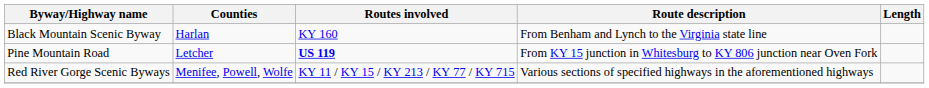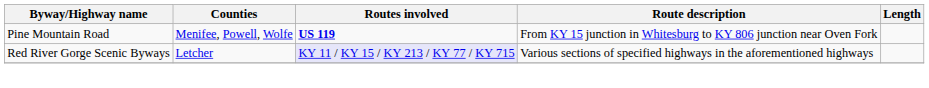- row: (84, 33)
(194, 53) Letcher -> (234, 33) Menifee, Powell, Wolfe
(234, 72) Menifee, Powell, Wolfe -> (194, 53) Letcher
(406, 72) no background -> (406, 53) lavender background
